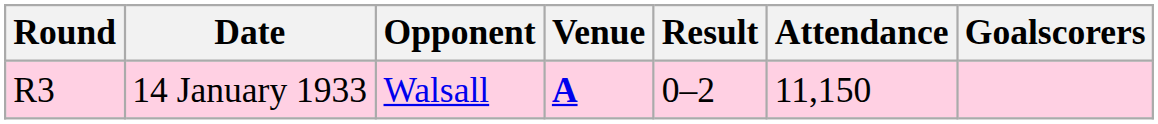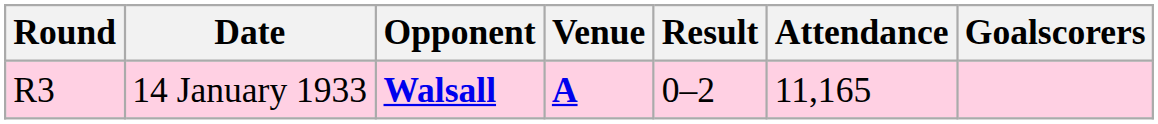(436, 88) normal -> (440, 88) bold
(823, 88) 11,150 -> (823, 88) 11,165
